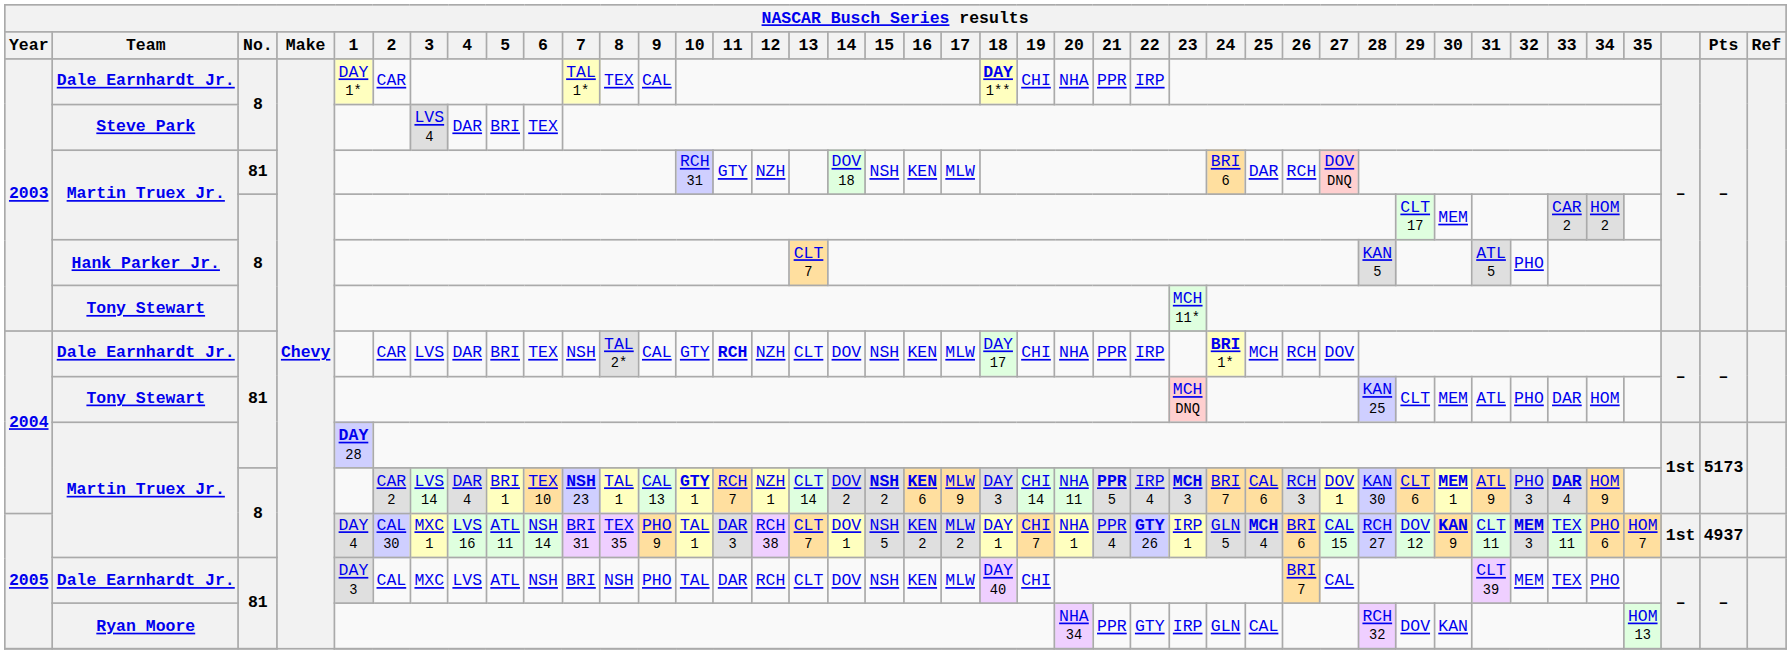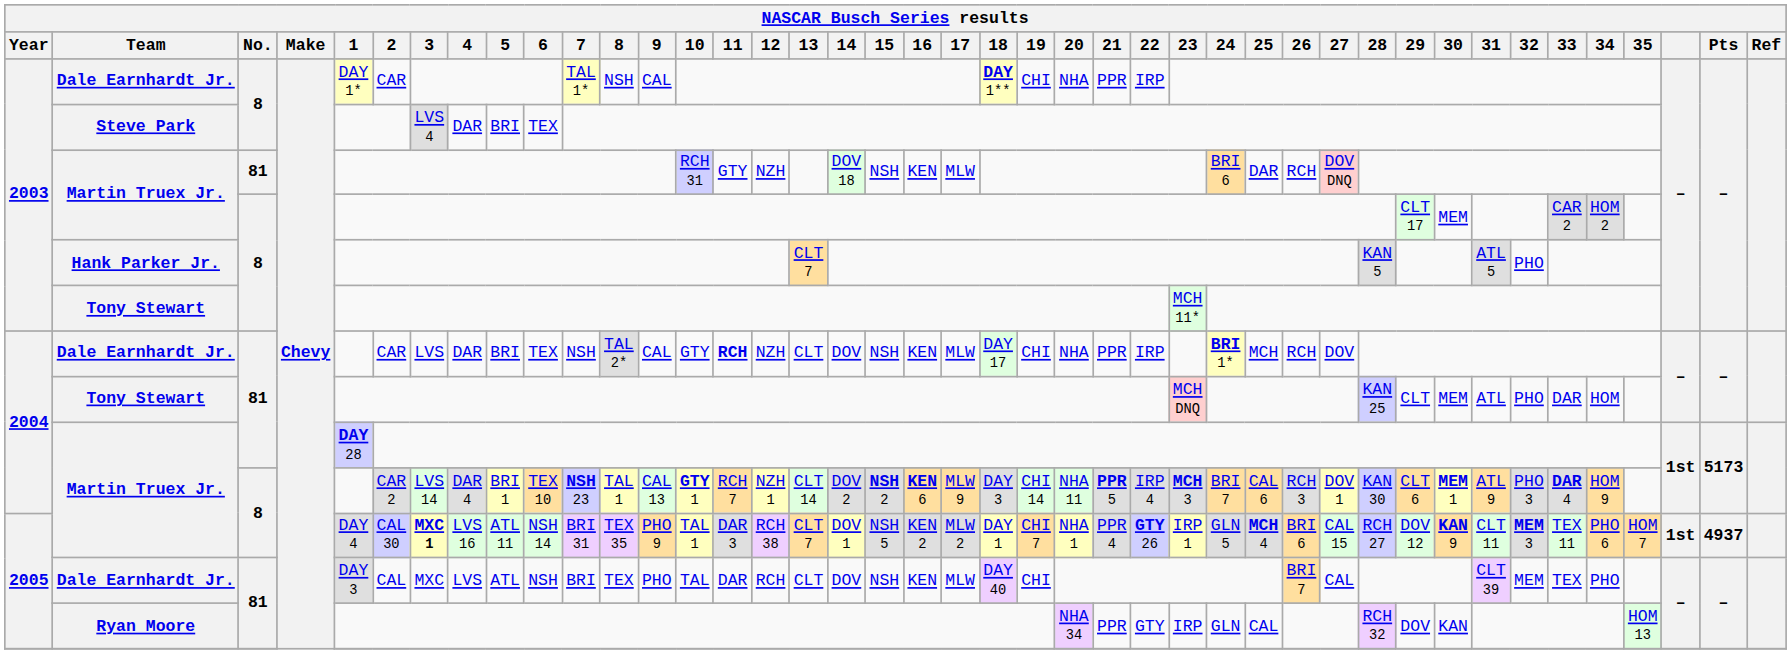(619, 81) TEX -> (619, 81) NSH
(429, 534) normal -> (429, 535) bold
(619, 581) NSH -> (619, 581) TEX
